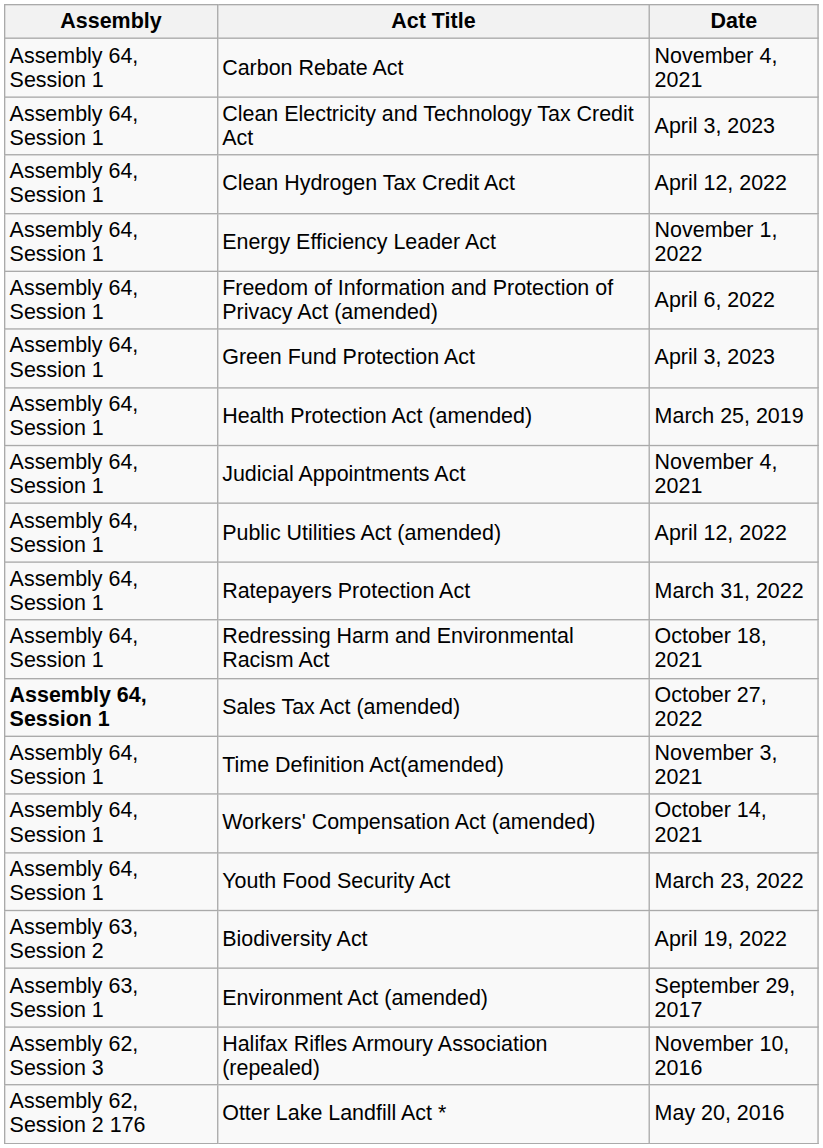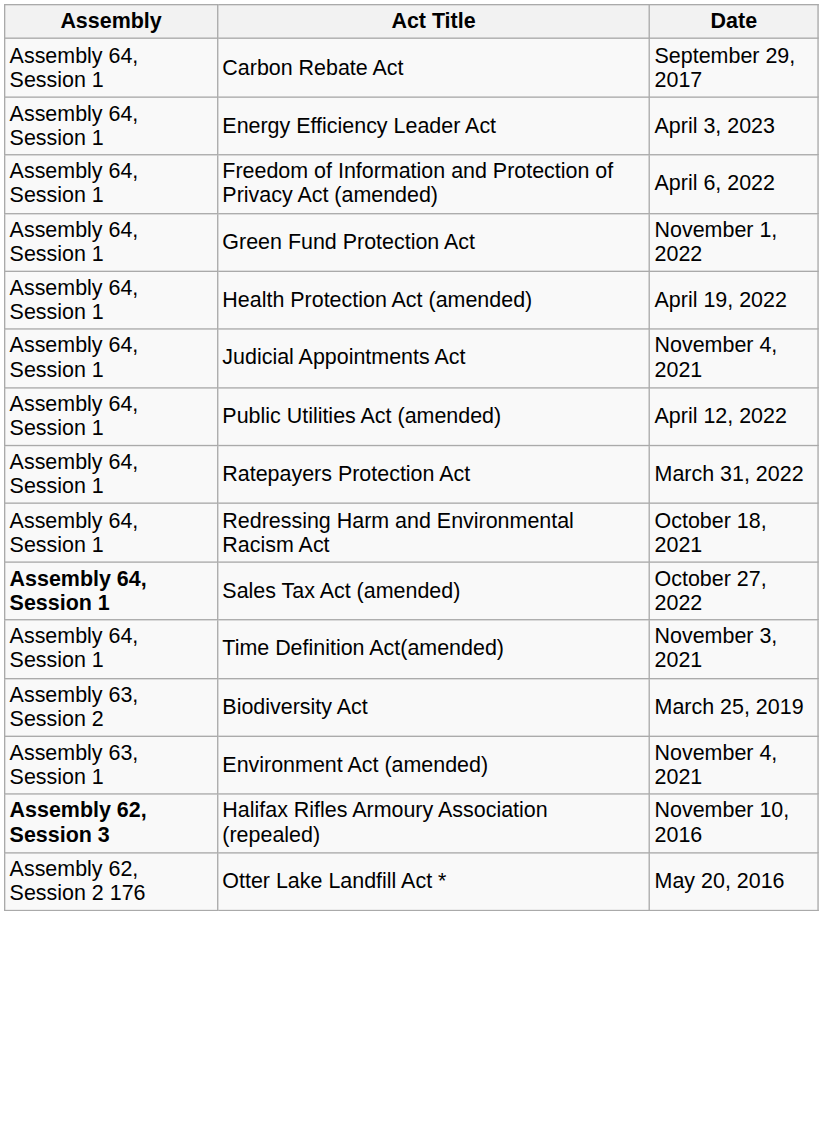(716, 67) November 4, 2021 -> (725, 67) September 29, 2017
- row: (428, 125)
- row: (369, 183)
(716, 241) November 1, 2022 -> (715, 125) April 3, 2023
(715, 358) April 3, 2023 -> (716, 241) November 1, 2022
(729, 416) March 25, 2019 -> (721, 300) April 19, 2022
- row: (409, 823)
- row: (336, 881)
(721, 939) April 19, 2022 -> (729, 706) March 25, 2019
(725, 997) September 29, 2017 -> (716, 765) November 4, 2021
(74, 1055) normal -> (78, 823) bold
